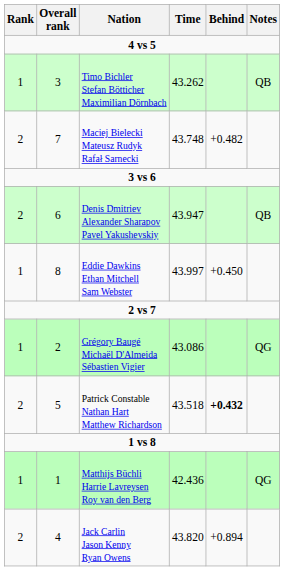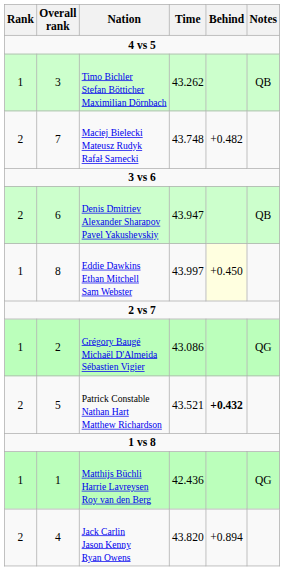(227, 272) no background -> (227, 272) lightyellow background
(188, 404) 43.518 -> (188, 404) 43.521
